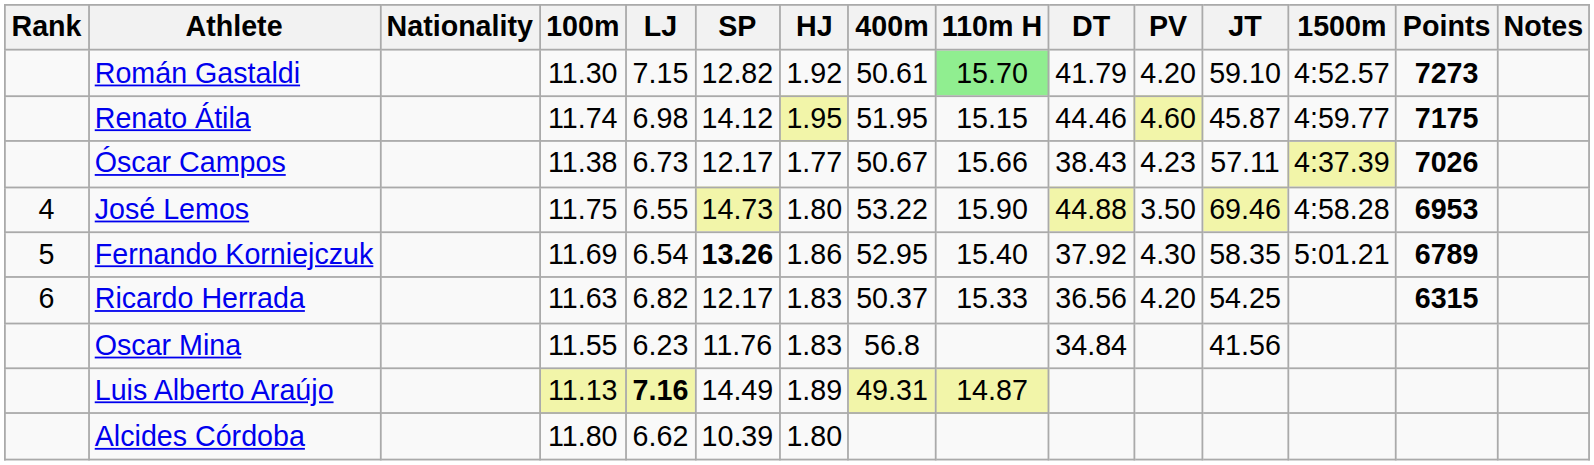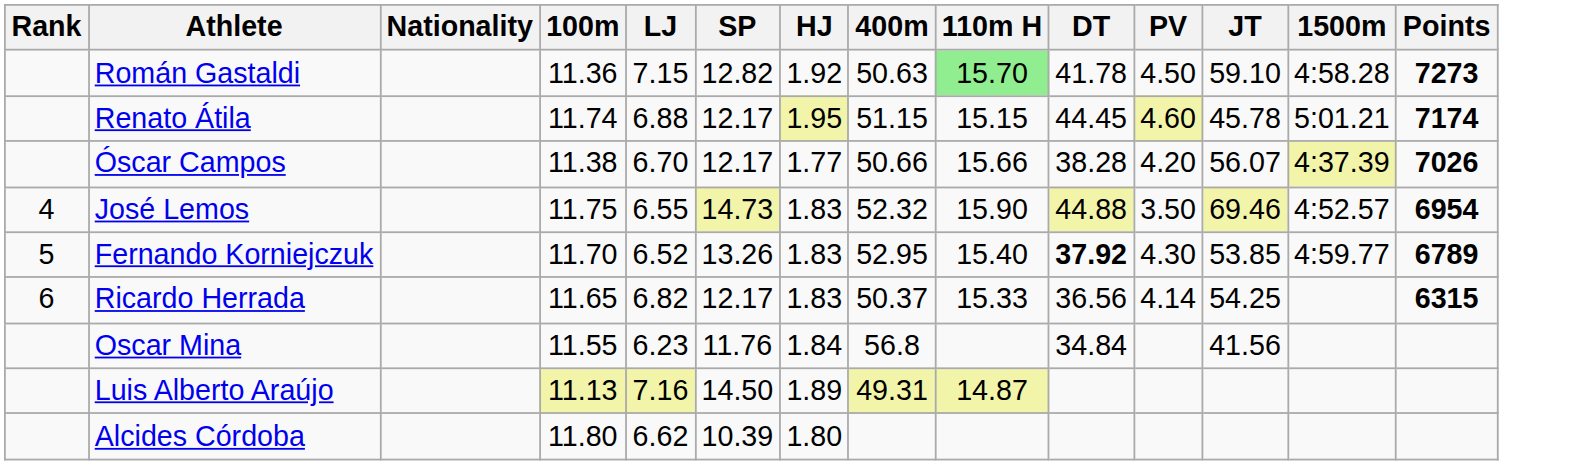- column: (1543, 27)
(583, 72) 11.30 -> (583, 72) 11.36
(892, 72) 50.61 -> (892, 72) 50.63
(1091, 72) 41.79 -> (1091, 72) 41.78
(1168, 72) 4.20 -> (1168, 72) 4.50
(1342, 72) 4:52.57 -> (1342, 72) 4:58.28
(660, 118) 6.98 -> (660, 118) 6.88
(737, 118) 14.12 -> (737, 118) 12.17
(892, 118) 51.95 -> (892, 118) 51.15
(1091, 118) 44.46 -> (1091, 118) 44.45
(1245, 118) 45.87 -> (1245, 118) 45.78
(1342, 118) 4:59.77 -> (1342, 118) 5:01.21
(1447, 118) 7175 -> (1447, 118) 7174
(660, 163) 6.73 -> (660, 163) 6.70
(892, 163) 50.67 -> (892, 163) 50.66
(1091, 163) 38.43 -> (1091, 163) 38.28
(1168, 163) 4.23 -> (1168, 163) 4.20
(1245, 163) 57.11 -> (1245, 163) 56.07
(814, 208) 1.80 -> (814, 208) 1.83
(892, 208) 53.22 -> (892, 208) 52.32
(1342, 208) 4:58.28 -> (1342, 208) 4:52.57
(1447, 208) 6953 -> (1447, 208) 6954
(583, 254) 11.69 -> (583, 254) 11.70
(660, 254) 6.54 -> (660, 254) 6.52
(737, 254) bold -> (737, 254) normal
(814, 254) 1.86 -> (814, 254) 1.83
(1091, 254) normal -> (1091, 254) bold
(1245, 254) 58.35 -> (1245, 254) 53.85
(1342, 254) 5:01.21 -> (1342, 254) 4:59.77
(583, 299) 11.63 -> (583, 299) 11.65
(1168, 299) 4.20 -> (1168, 299) 4.14
(814, 345) 1.83 -> (814, 345) 1.84
(660, 390) bold -> (660, 390) normal
(737, 390) 14.49 -> (737, 390) 14.50
